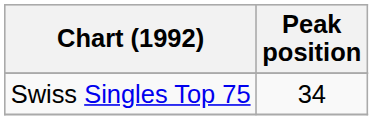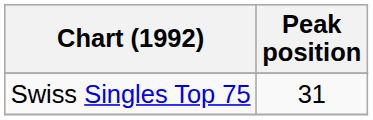(312, 93) 34 -> (312, 93) 31
